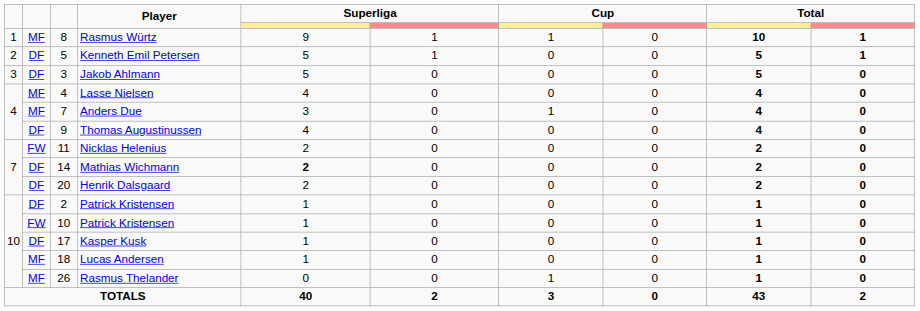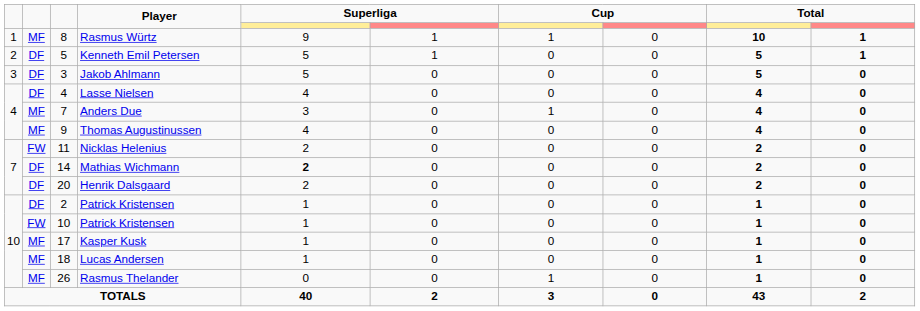(36, 93) MF -> (36, 93) DF
(36, 130) DF -> (36, 130) MF
(36, 241) DF -> (36, 241) MF
